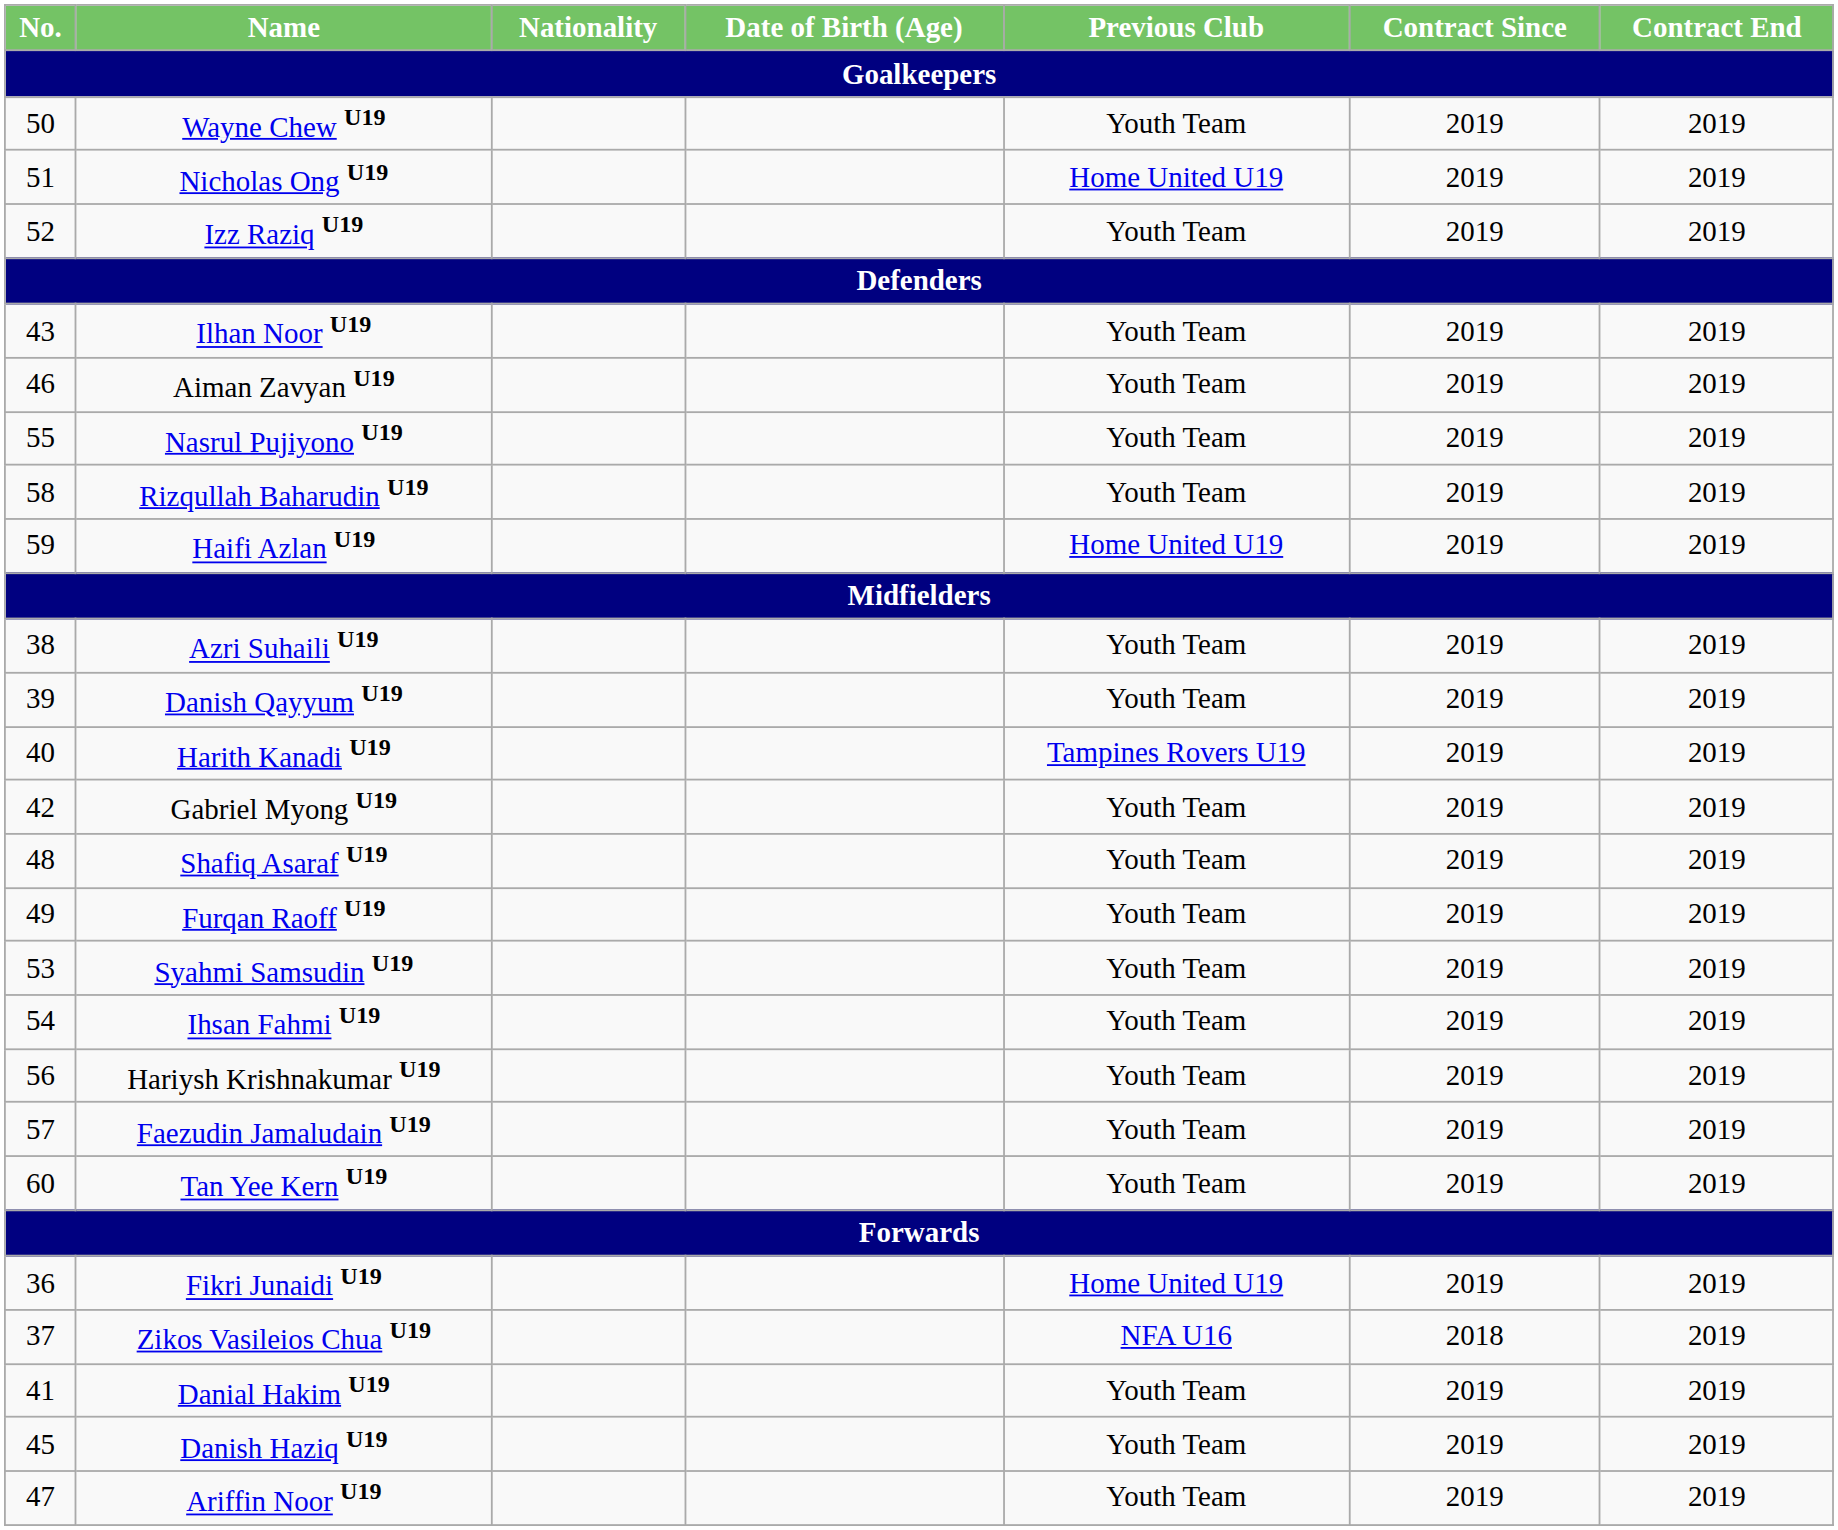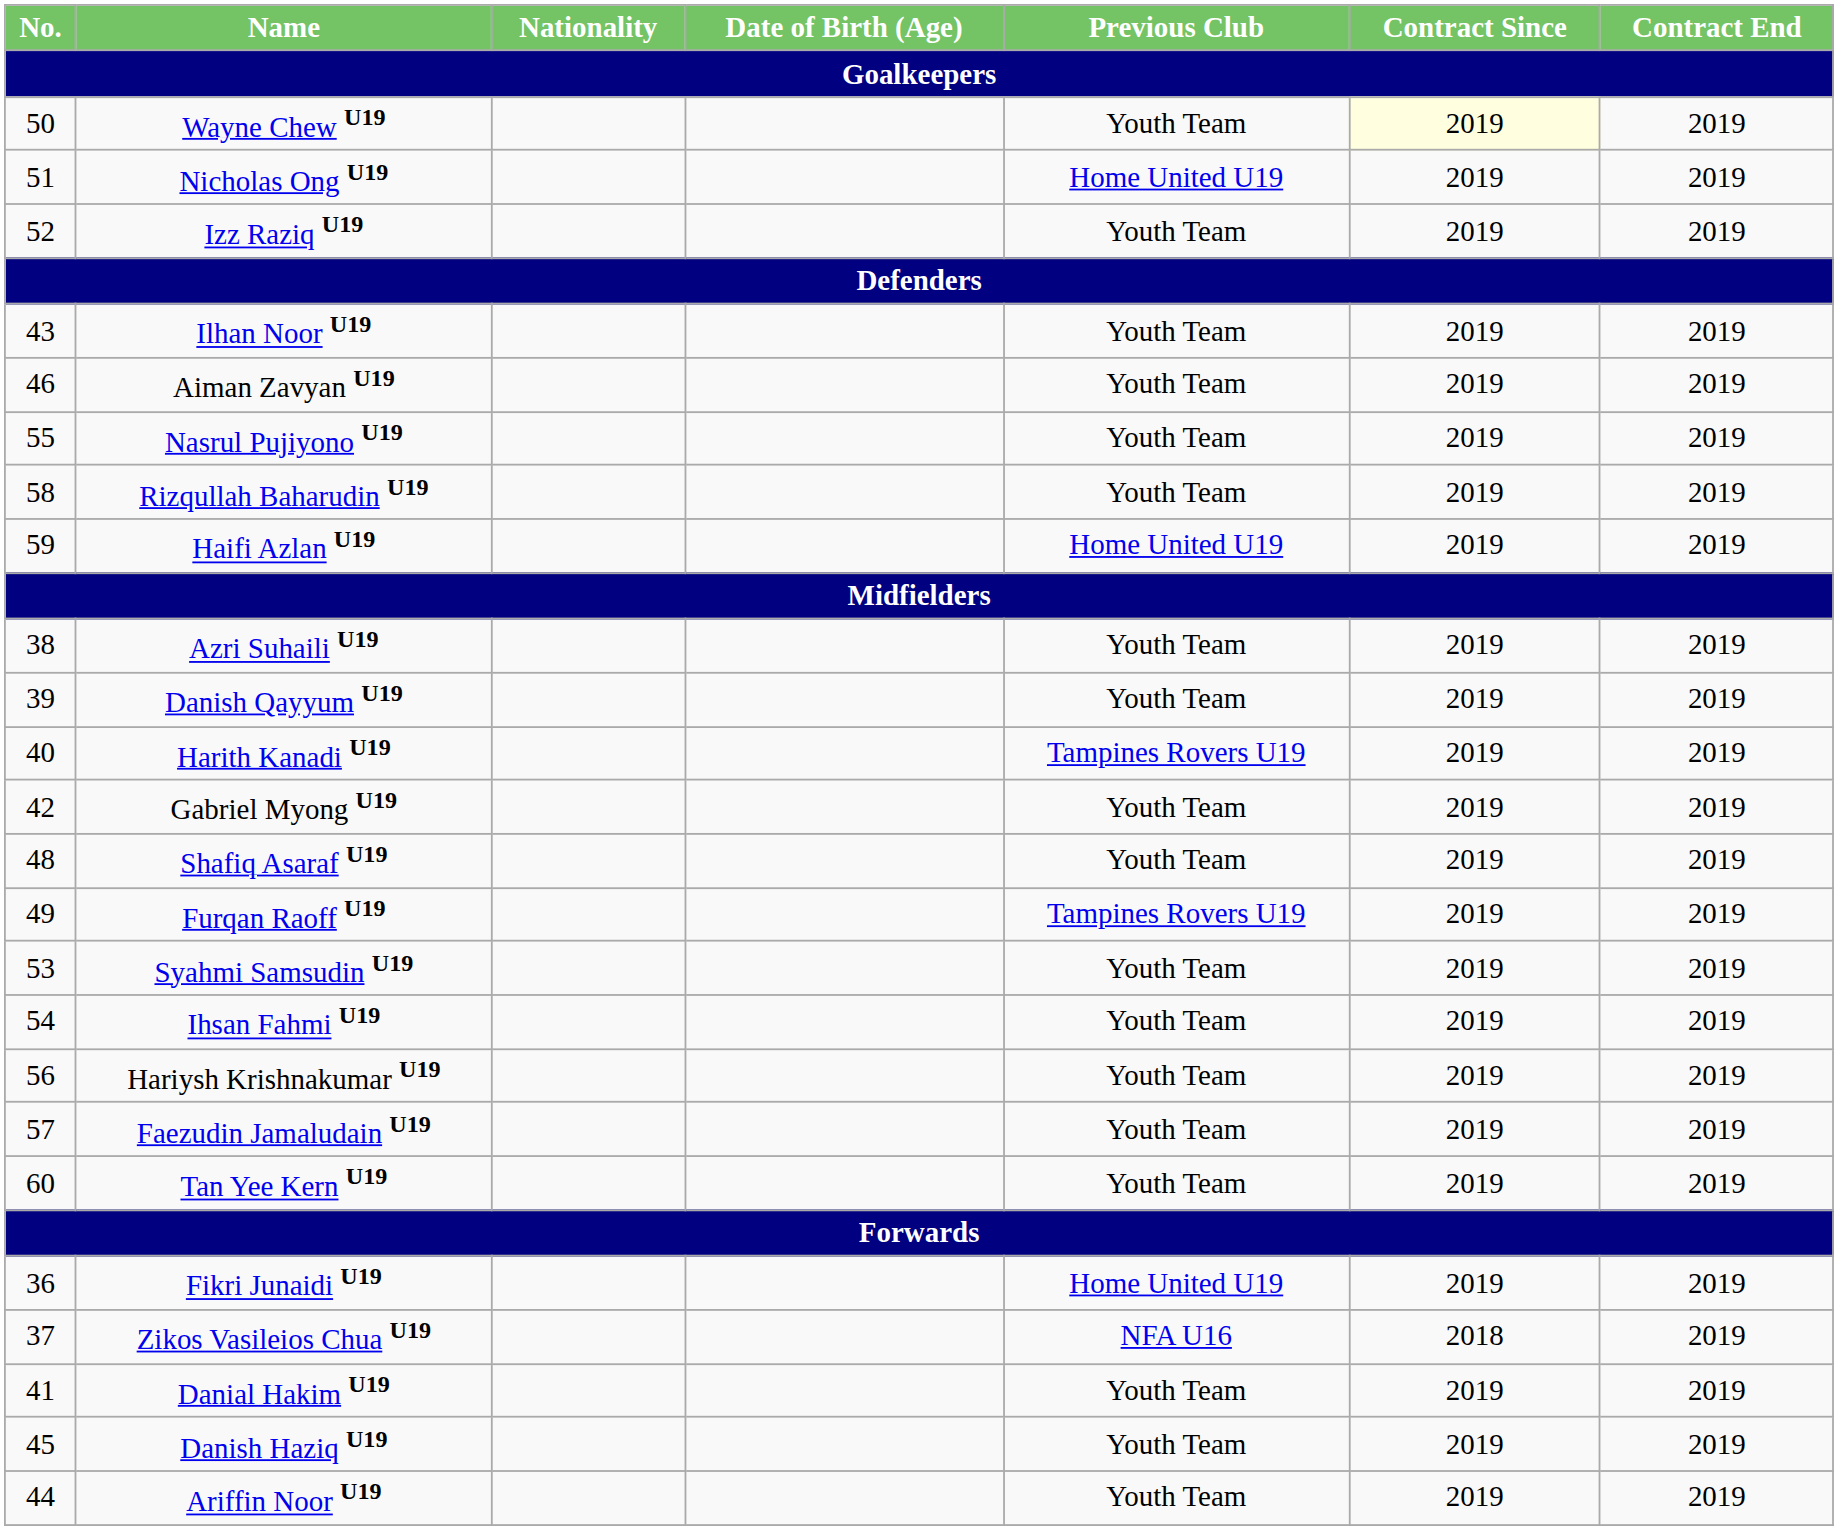(1475, 123) no background -> (1475, 123) lightyellow background
(1176, 913) Youth Team -> (1176, 913) Tampines Rovers U19
(41, 1497) 47 -> (41, 1497) 44
